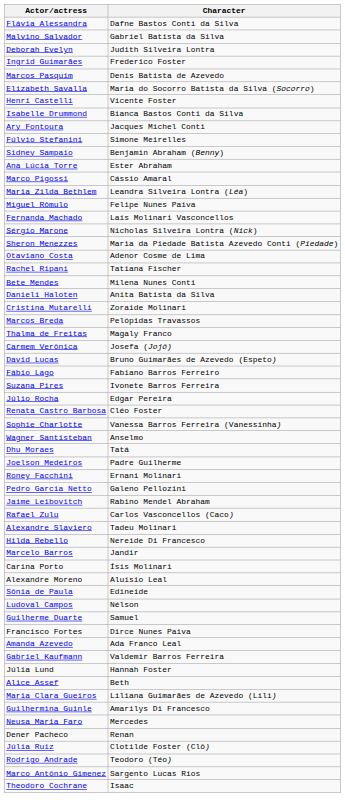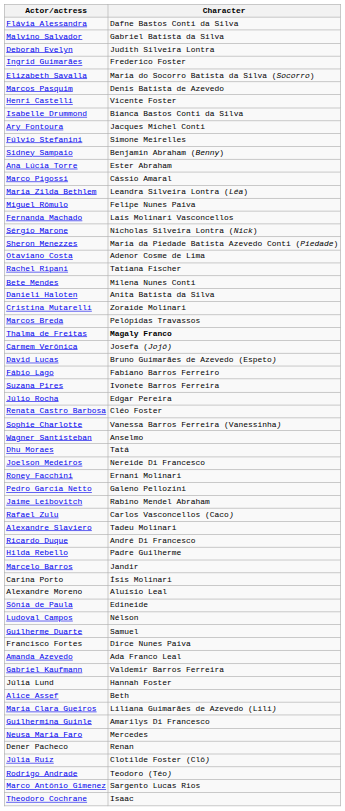rows swapped: (40, 75) <-> (47, 88)
(141, 334) normal -> (141, 334) bold
(146, 463) Padre Guilherme -> (157, 463) Nereide Di Francesco
+ row: (37, 541)
(157, 541) Nereide Di Francesco -> (146, 554) Padre Guilherme
